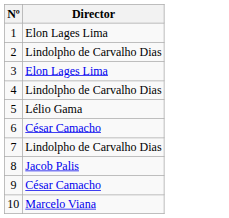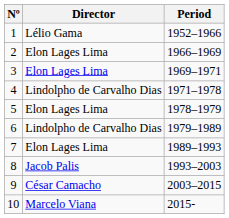+ column: (194, 14)
(67, 33) Elon Lages Lima -> (54, 33) Lélio Gama
(93, 52) Lindolpho de Carvalho Dias -> (67, 52) Elon Lages Lima
(54, 109) Lélio Gama -> (67, 109) Elon Lages Lima
(63, 128) César Camacho -> (93, 128) Lindolpho de Carvalho Dias
(93, 147) Lindolpho de Carvalho Dias -> (67, 147) Elon Lages Lima
